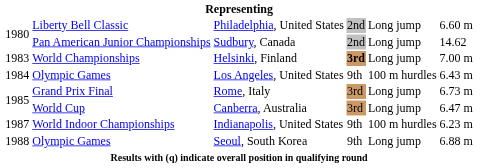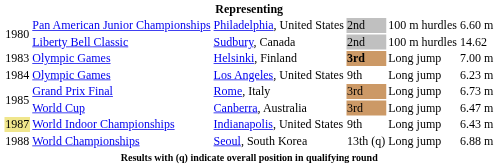(80, 25) Liberty Bell Classic -> (121, 25) Pan American Junior Championships
(394, 25) Long jump -> (423, 25) 100 m hurdles
(121, 42) Pan American Junior Championships -> (80, 42) Liberty Bell Classic
(394, 42) Long jump -> (423, 42) 100 m hurdles
(86, 58) World Championships -> (71, 58) Olympic Games
(402, 75) 100 m hurdles -> (415, 75) Long jump
(456, 75) 6.43 m -> (477, 75) 6.23 m
(17, 124) no background -> (17, 124) khaki background
(402, 124) 100 m hurdles -> (415, 124) Long jump
(456, 124) 6.23 m -> (477, 124) 6.43 m
(71, 141) Olympic Games -> (86, 141) World Championships
(355, 141) 9th -> (366, 141) 13th (q)
